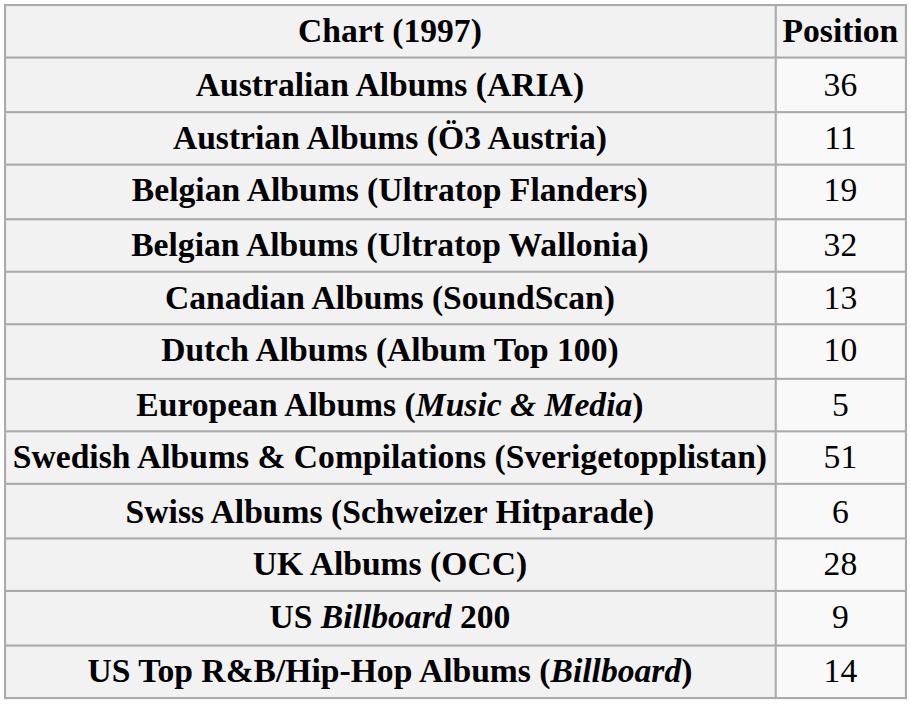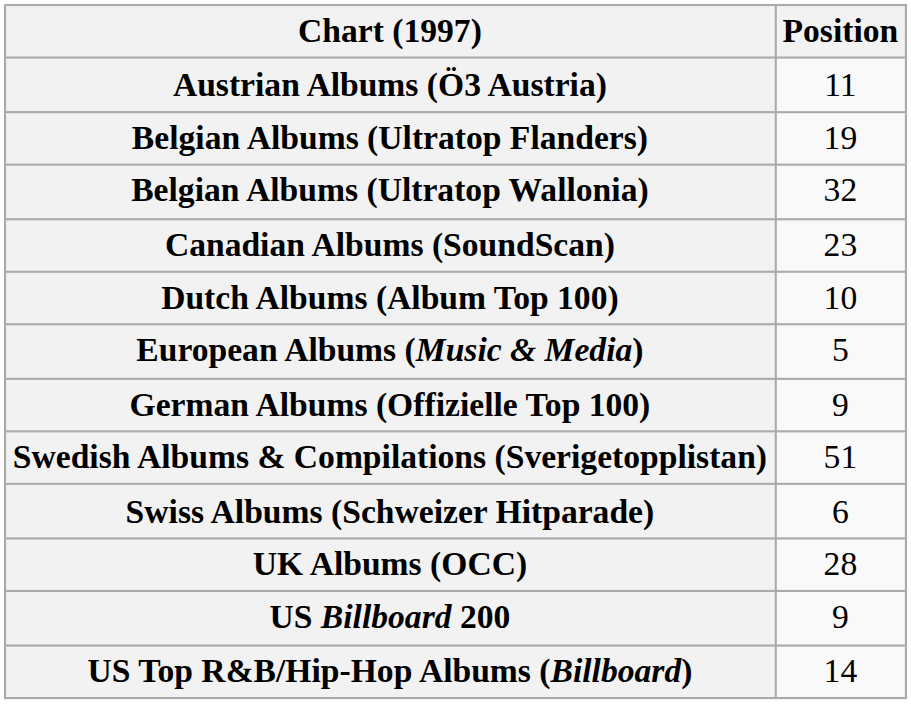- row: (390, 84)
(840, 297) 13 -> (840, 244) 23
+ row: (390, 404)
